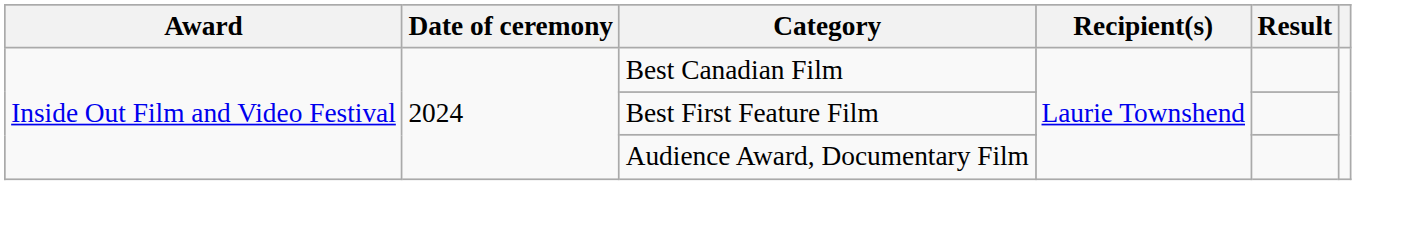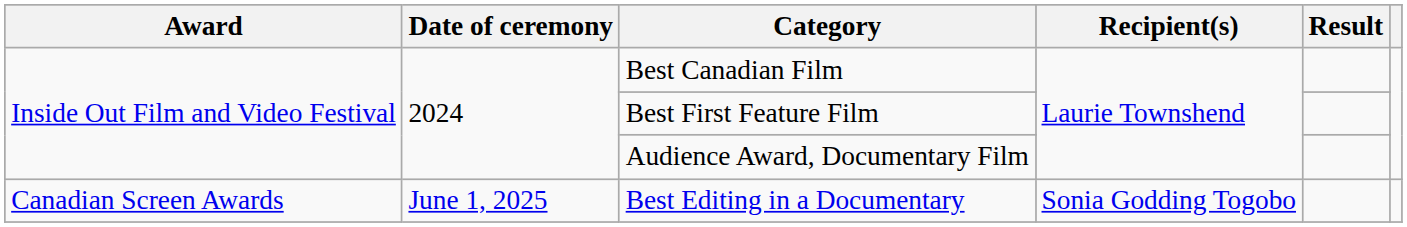+ row: (795, 199)
